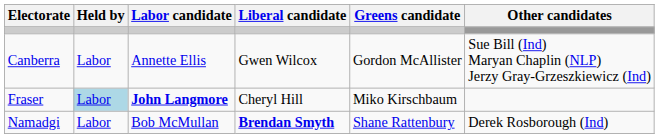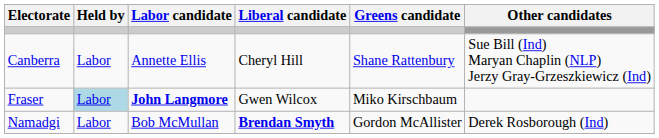(278, 60) Gwen Wilcox -> (271, 60) Cheryl Hill
(407, 60) Gordon McAllister -> (404, 60) Shane Rattenbury
(271, 99) Cheryl Hill -> (278, 99) Gwen Wilcox
(404, 122) Shane Rattenbury -> (407, 122) Gordon McAllister
